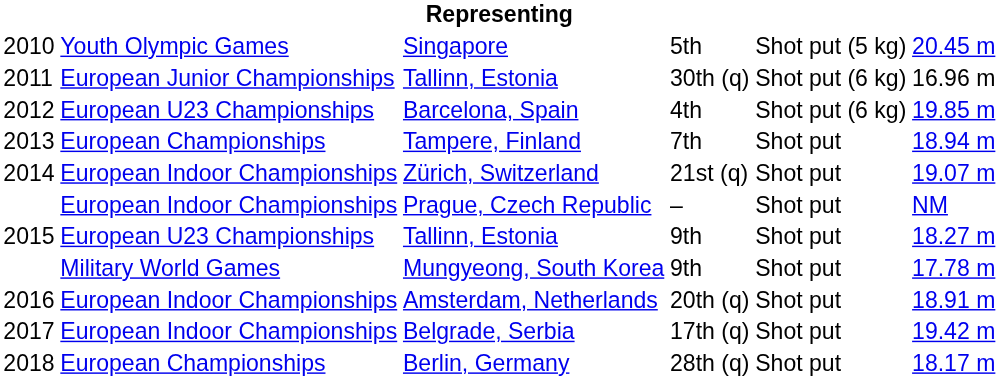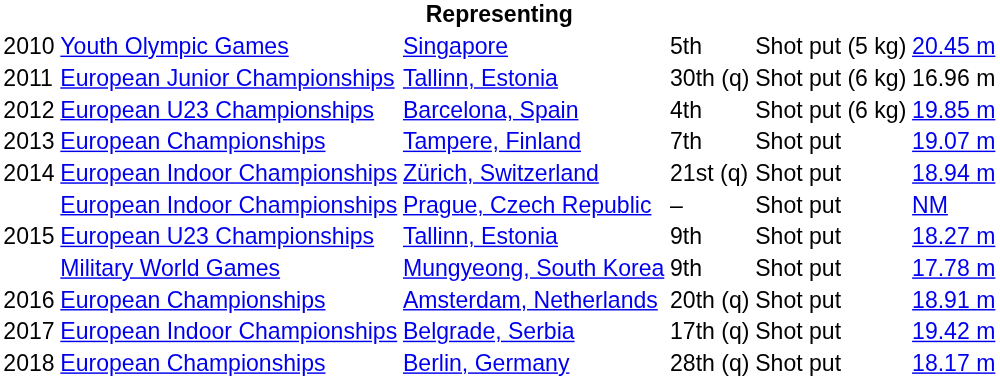(954, 141) 18.94 m -> (954, 141) 19.07 m
(954, 173) 19.07 m -> (954, 173) 18.94 m
(229, 300) European Indoor Championships -> (193, 300) European Championships
